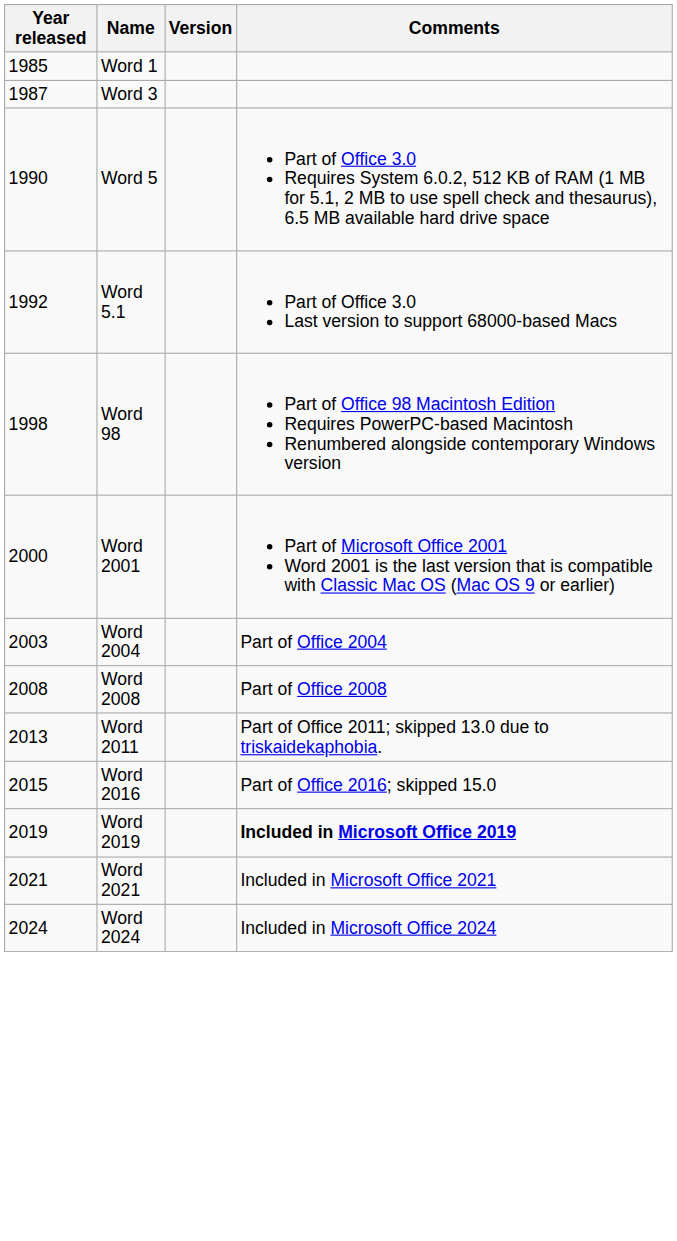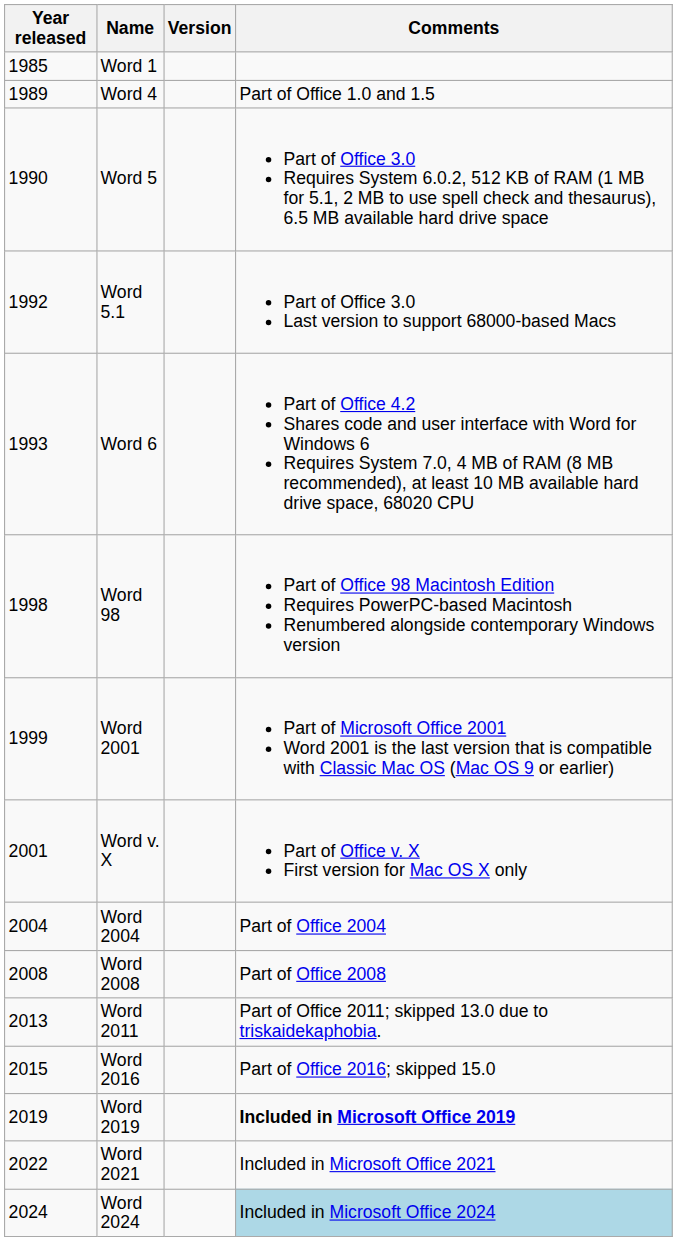- row: (129, 94)
+ row: (129, 94)
+ row: (129, 444)
(28, 556) 2000 -> (28, 738) 1999
+ row: (130, 851)
(28, 641) 2003 -> (28, 926) 2004
(28, 880) 2021 -> (28, 1164) 2022
(368, 928) no background -> (368, 1212) lightblue background
